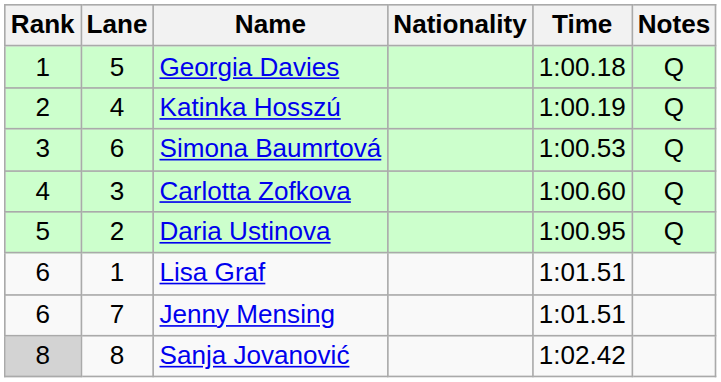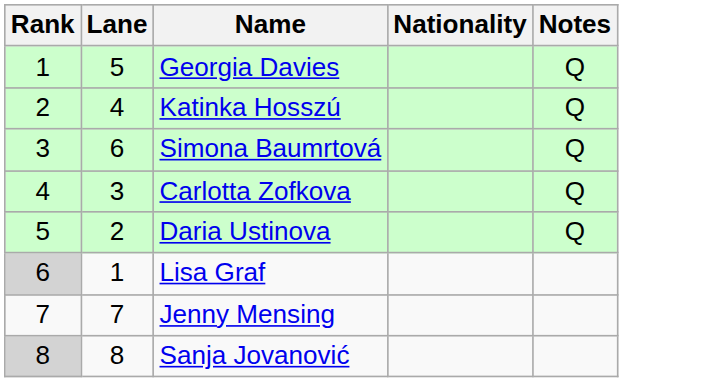- column: (582, 25)
(43, 273) no background -> (43, 273) lightgrey background
(43, 314) 6 -> (43, 314) 7
